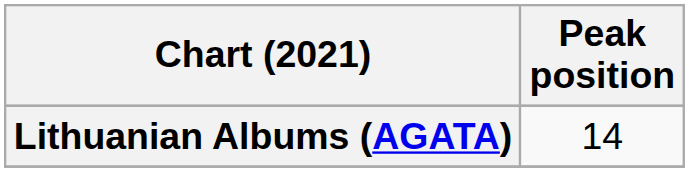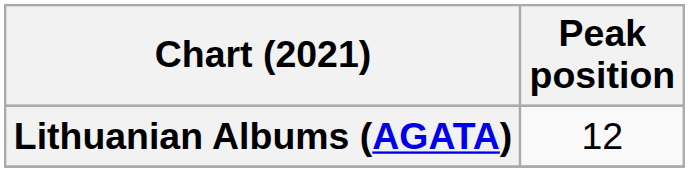(602, 135) 14 -> (602, 135) 12
